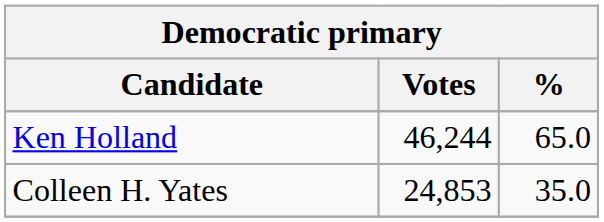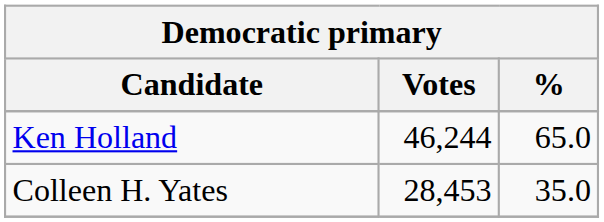(448, 190) 24,853 -> (448, 190) 28,453
